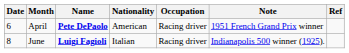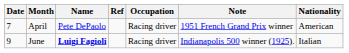columns swapped: (133, 11) <-> (336, 11)
(9, 25) 6 -> (9, 25) 7
(83, 25) bold -> (82, 25) normal
(9, 40) 8 -> (9, 40) 9
